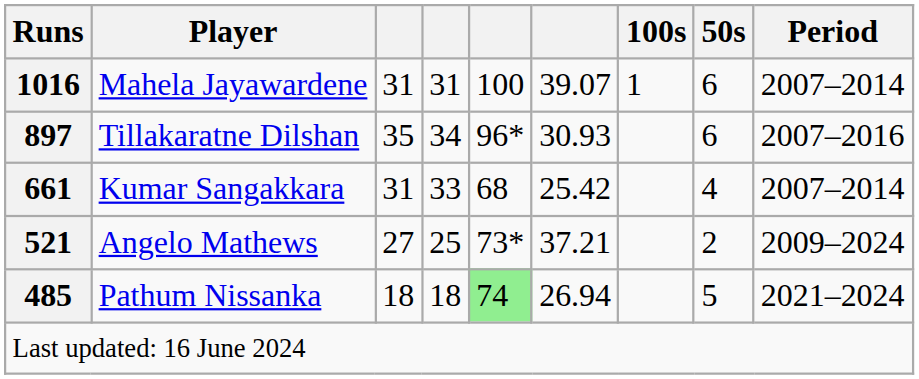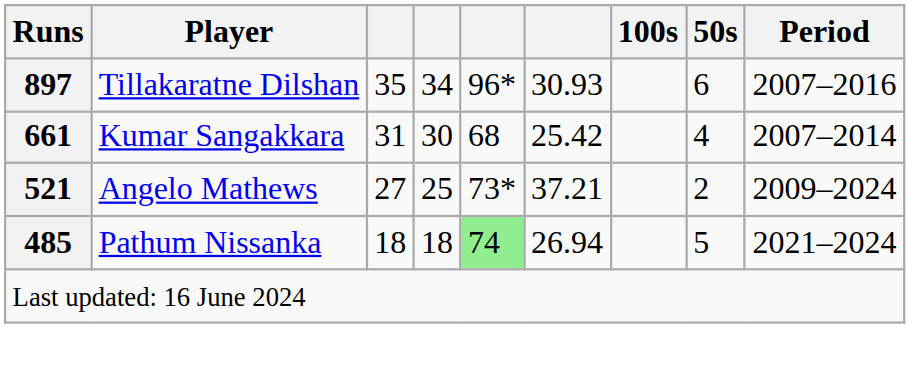- row: (233, 83)
(445, 189) 33 -> (437, 136) 30
